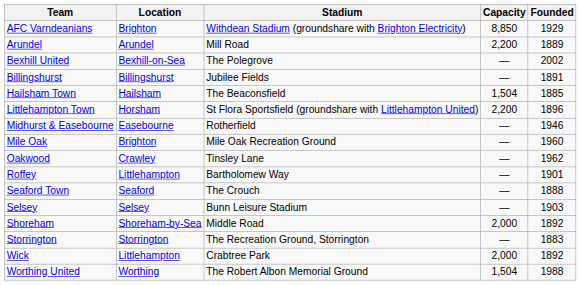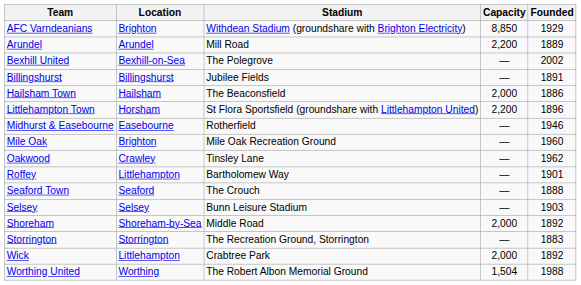(504, 93) 1,504 -> (504, 93) 2,000
(552, 93) 1885 -> (552, 93) 1886
